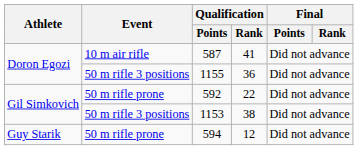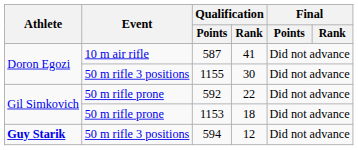(249, 74) 36 -> (249, 74) 30
(137, 114) 50 m rifle 3 positions -> (124, 114) 50 m rifle prone
(249, 114) 38 -> (249, 114) 18
(34, 135) normal -> (36, 135) bold
(124, 135) 50 m rifle prone -> (137, 135) 50 m rifle 3 positions
